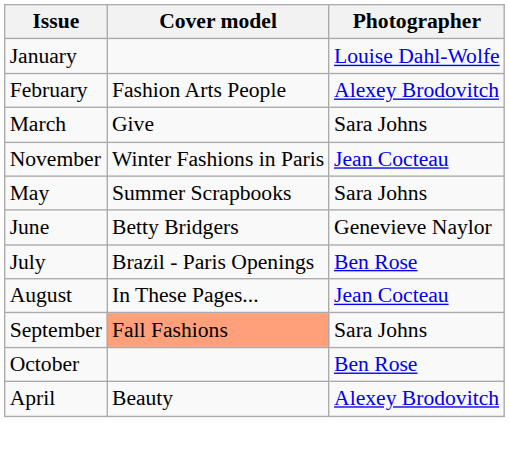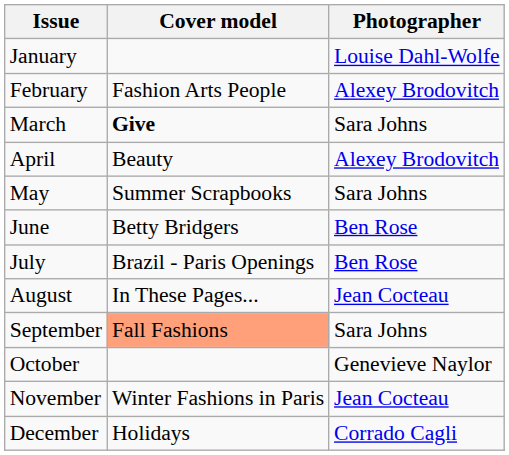(133, 124) normal -> (134, 124) bold
rows swapped: (32, 398) <-> (55, 158)
(413, 227) Genevieve Naylor -> (376, 227) Ben Rose
(376, 364) Ben Rose -> (413, 364) Genevieve Naylor
+ row: (54, 432)
